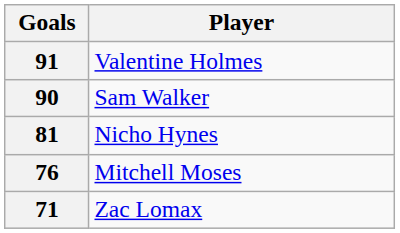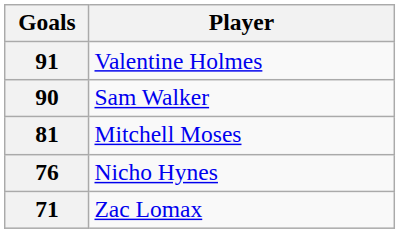(156, 135) Nicho Hynes -> (168, 135) Mitchell Moses
(168, 172) Mitchell Moses -> (156, 172) Nicho Hynes
